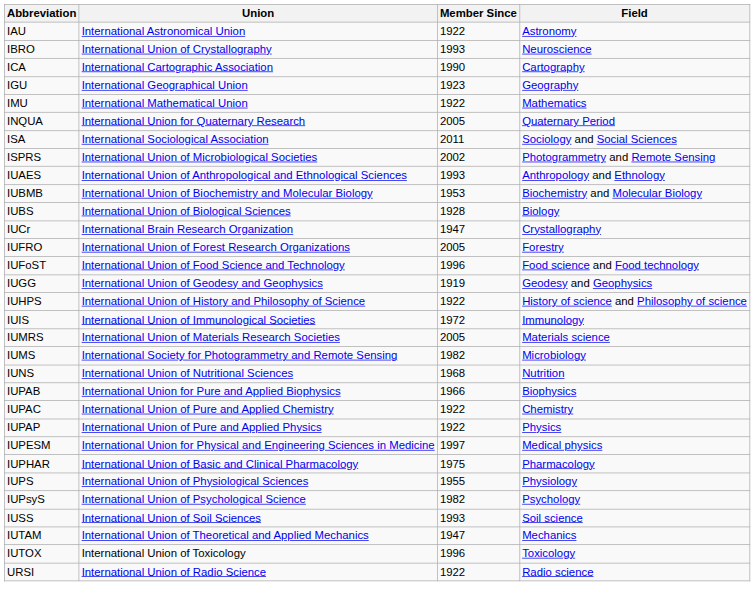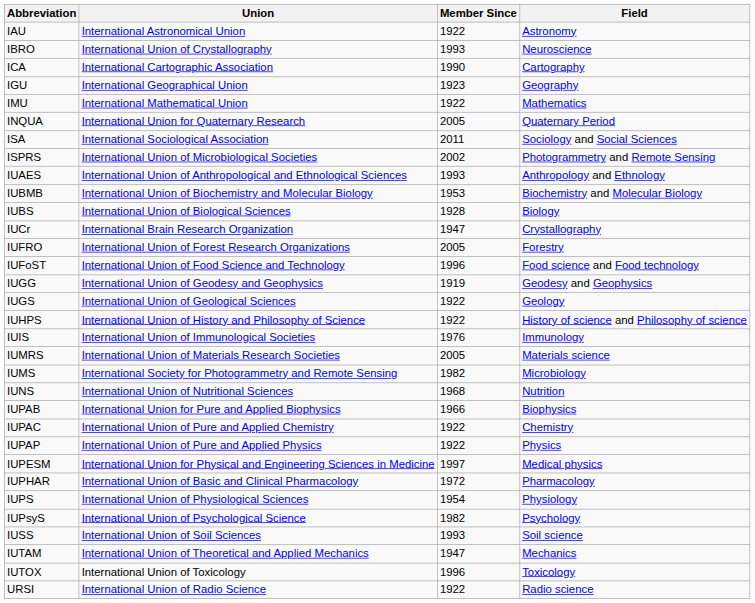+ row: (21, 301)
(453, 319) 1972 -> (453, 337) 1976
(453, 463) 1975 -> (453, 481) 1972
(453, 481) 1955 -> (453, 499) 1954
